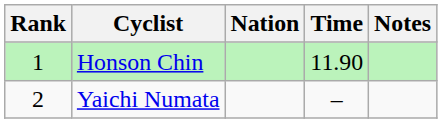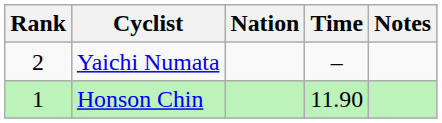rows swapped: (140, 61) <-> (148, 99)
